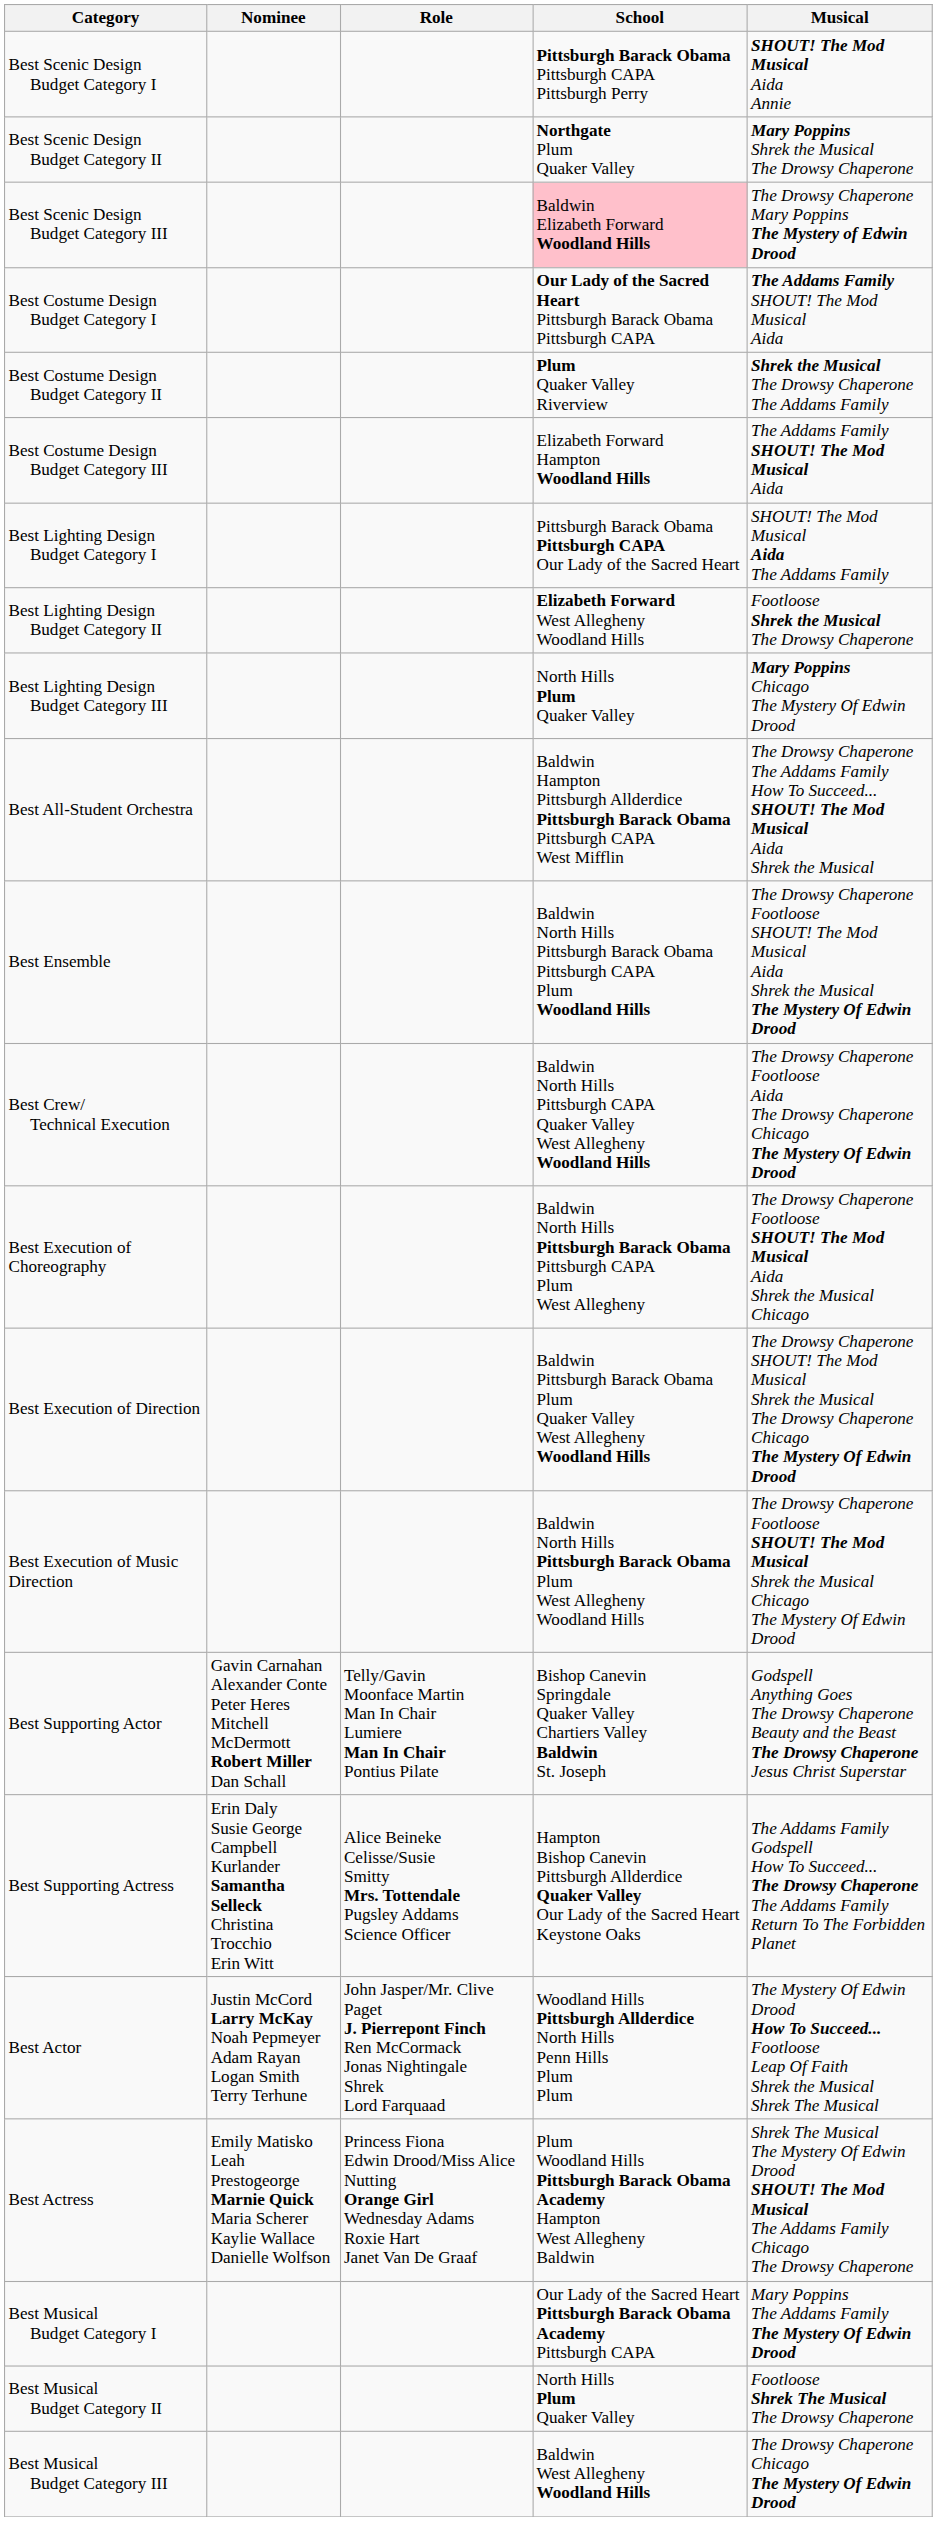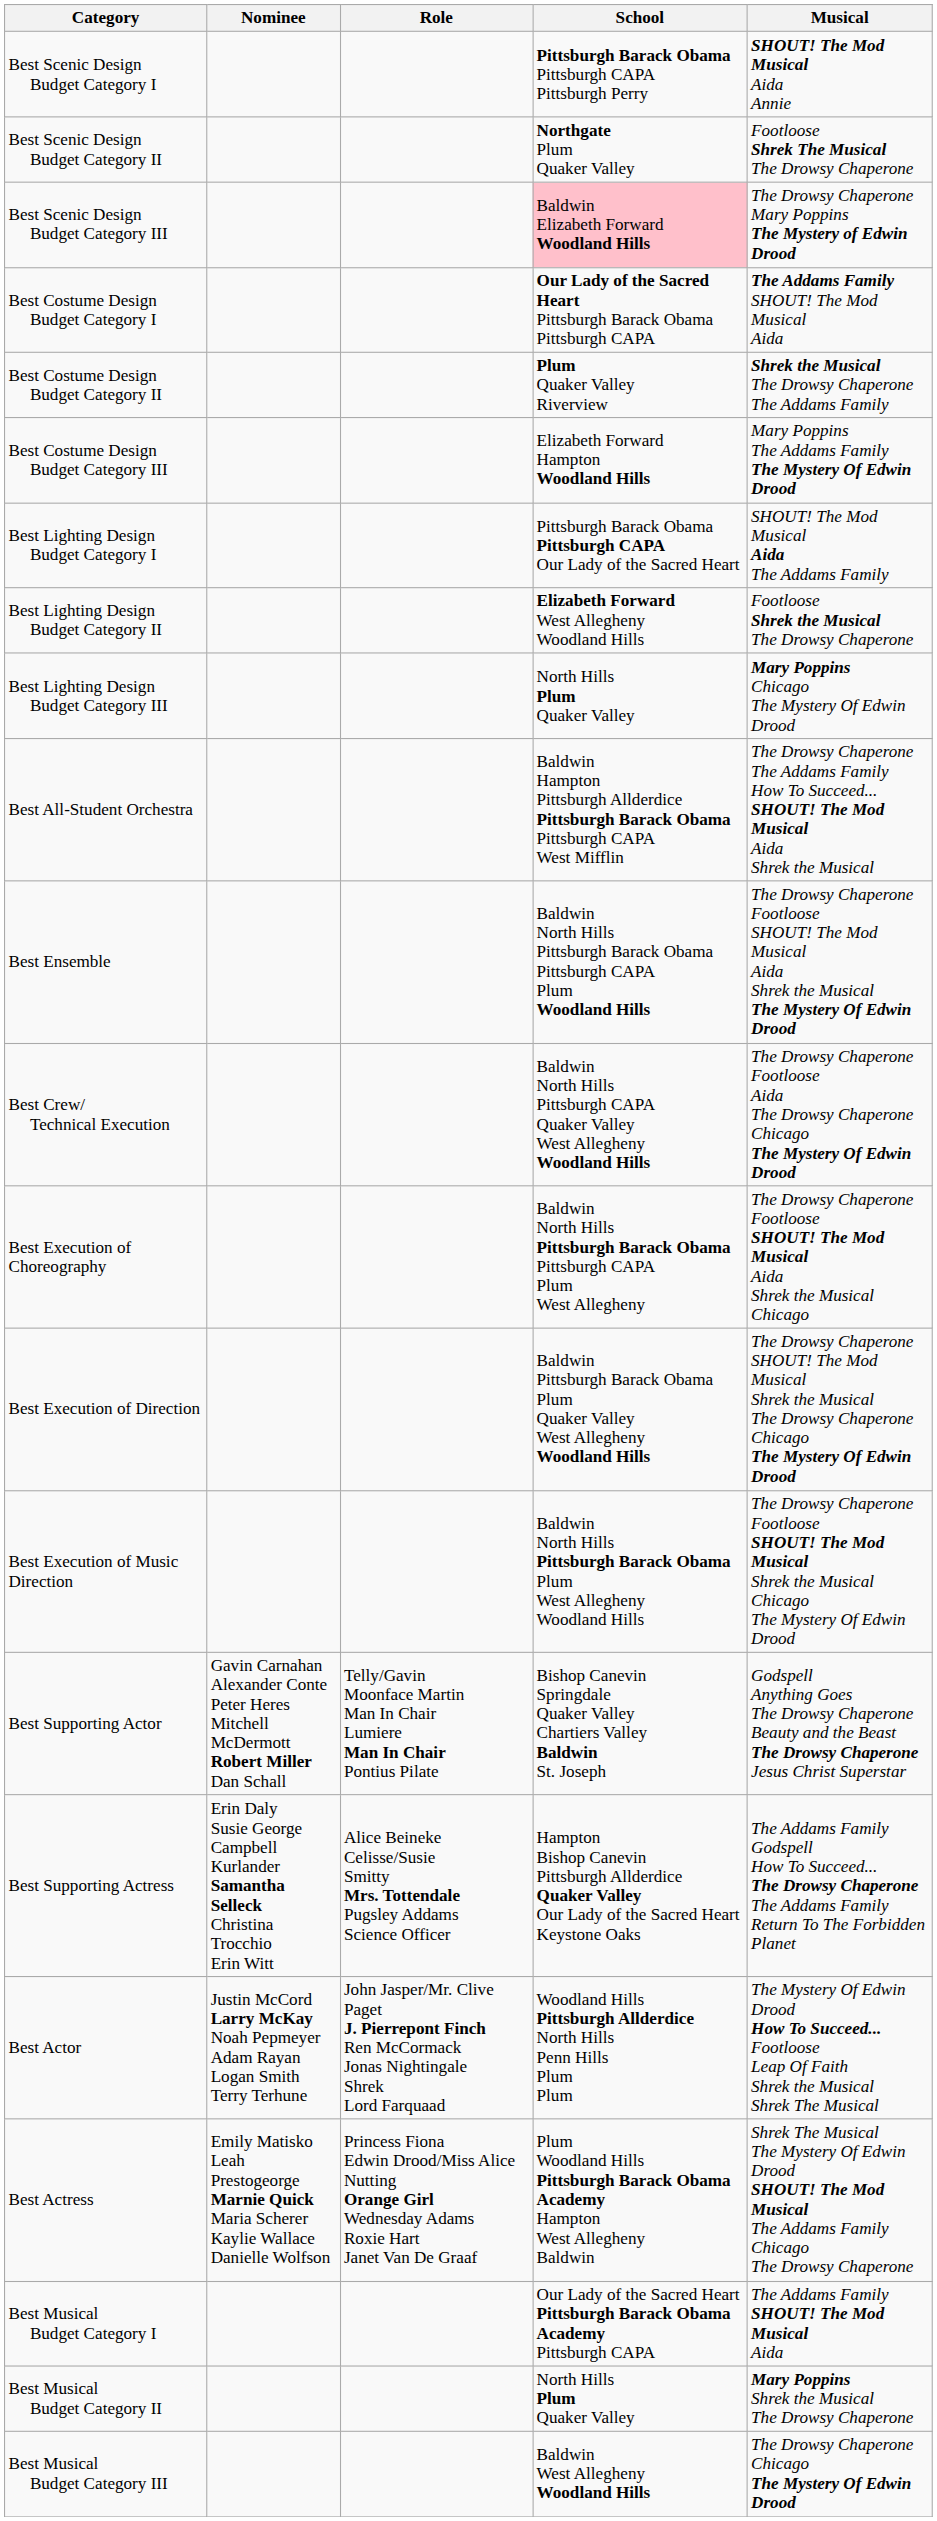(832, 149) Mary Poppins Shrek the Musical The Drowsy Chaperone -> (832, 149) Footloose Shrek The Musical The Drowsy Chaperone
(820, 460) The Addams Family SHOUT! The Mod Musical Aida -> (831, 460) Mary Poppins The Addams Family The Mystery Of Edwin Drood
(831, 2323) Mary Poppins The Addams Family The Mystery Of Edwin Drood -> (820, 2323) The Addams Family SHOUT! The Mod Musical Aida
(832, 2398) Footloose Shrek The Musical The Drowsy Chaperone -> (832, 2398) Mary Poppins Shrek the Musical The Drowsy Chaperone
